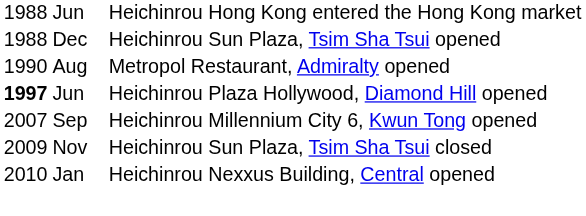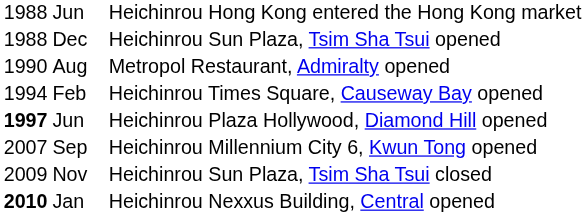+ row: (69, 93)
(26, 175) normal -> (26, 202) bold
